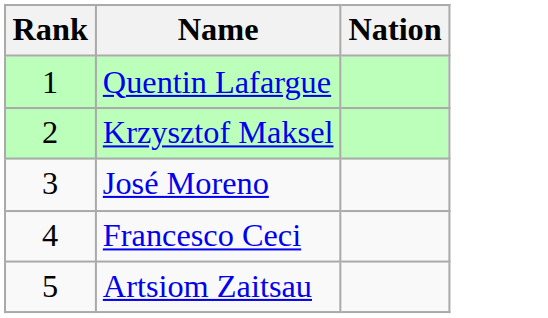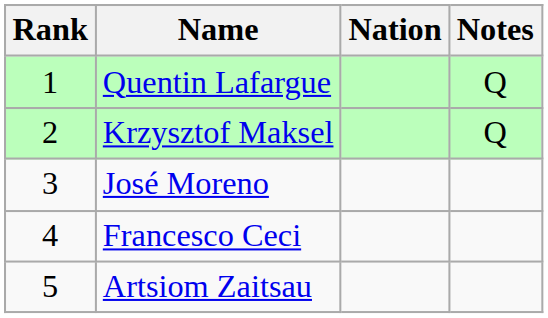+ column: (495, 30)
